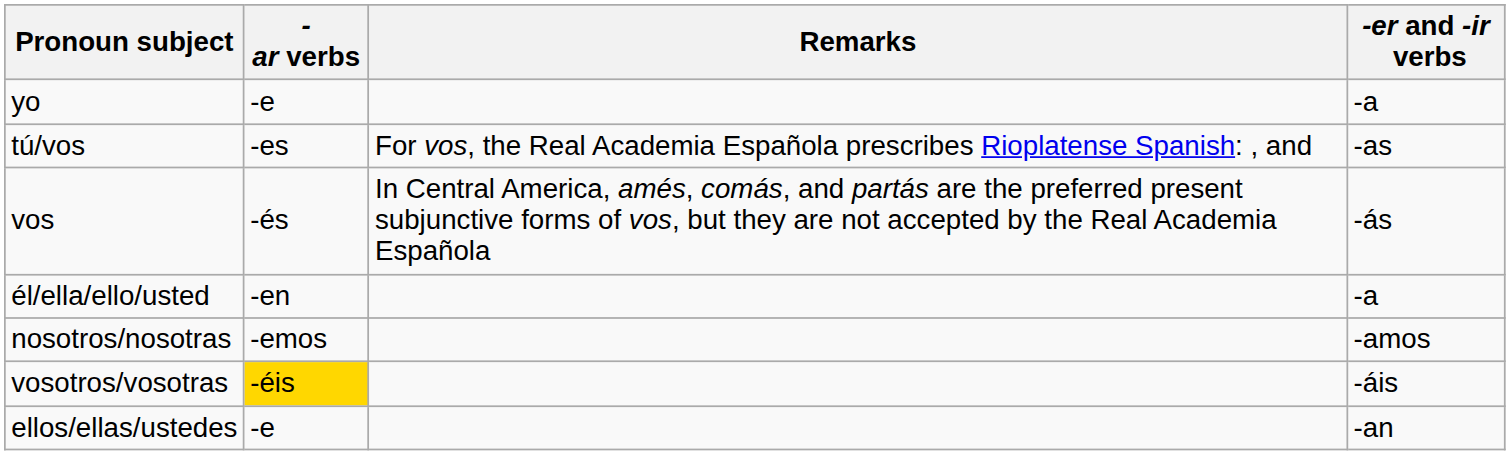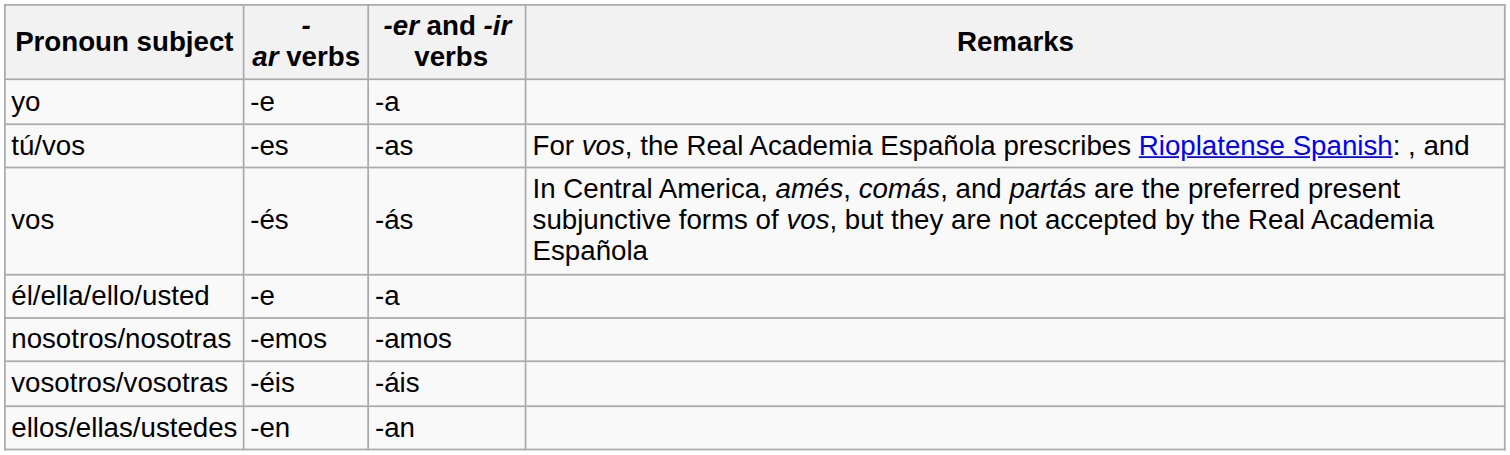columns swapped: (1426, 42) <-> (858, 42)
(270, 295) -en -> (263, 295) -e
(273, 383) gold background -> (273, 383) no background
(263, 427) -e -> (270, 427) -en
